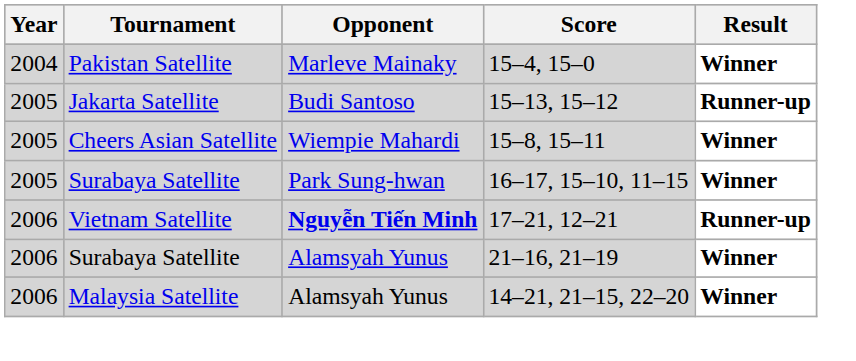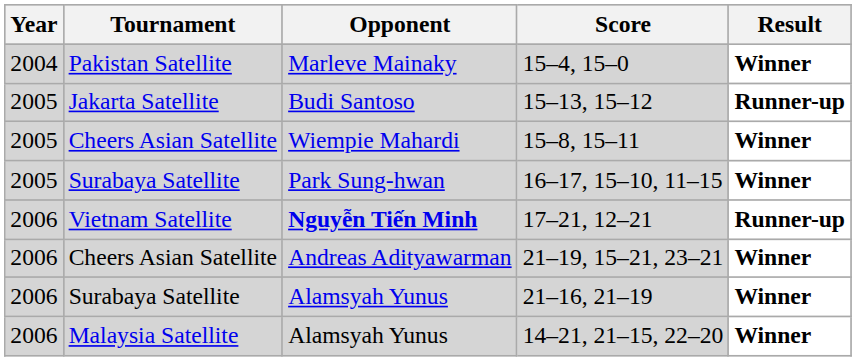+ row: (623, 258)
